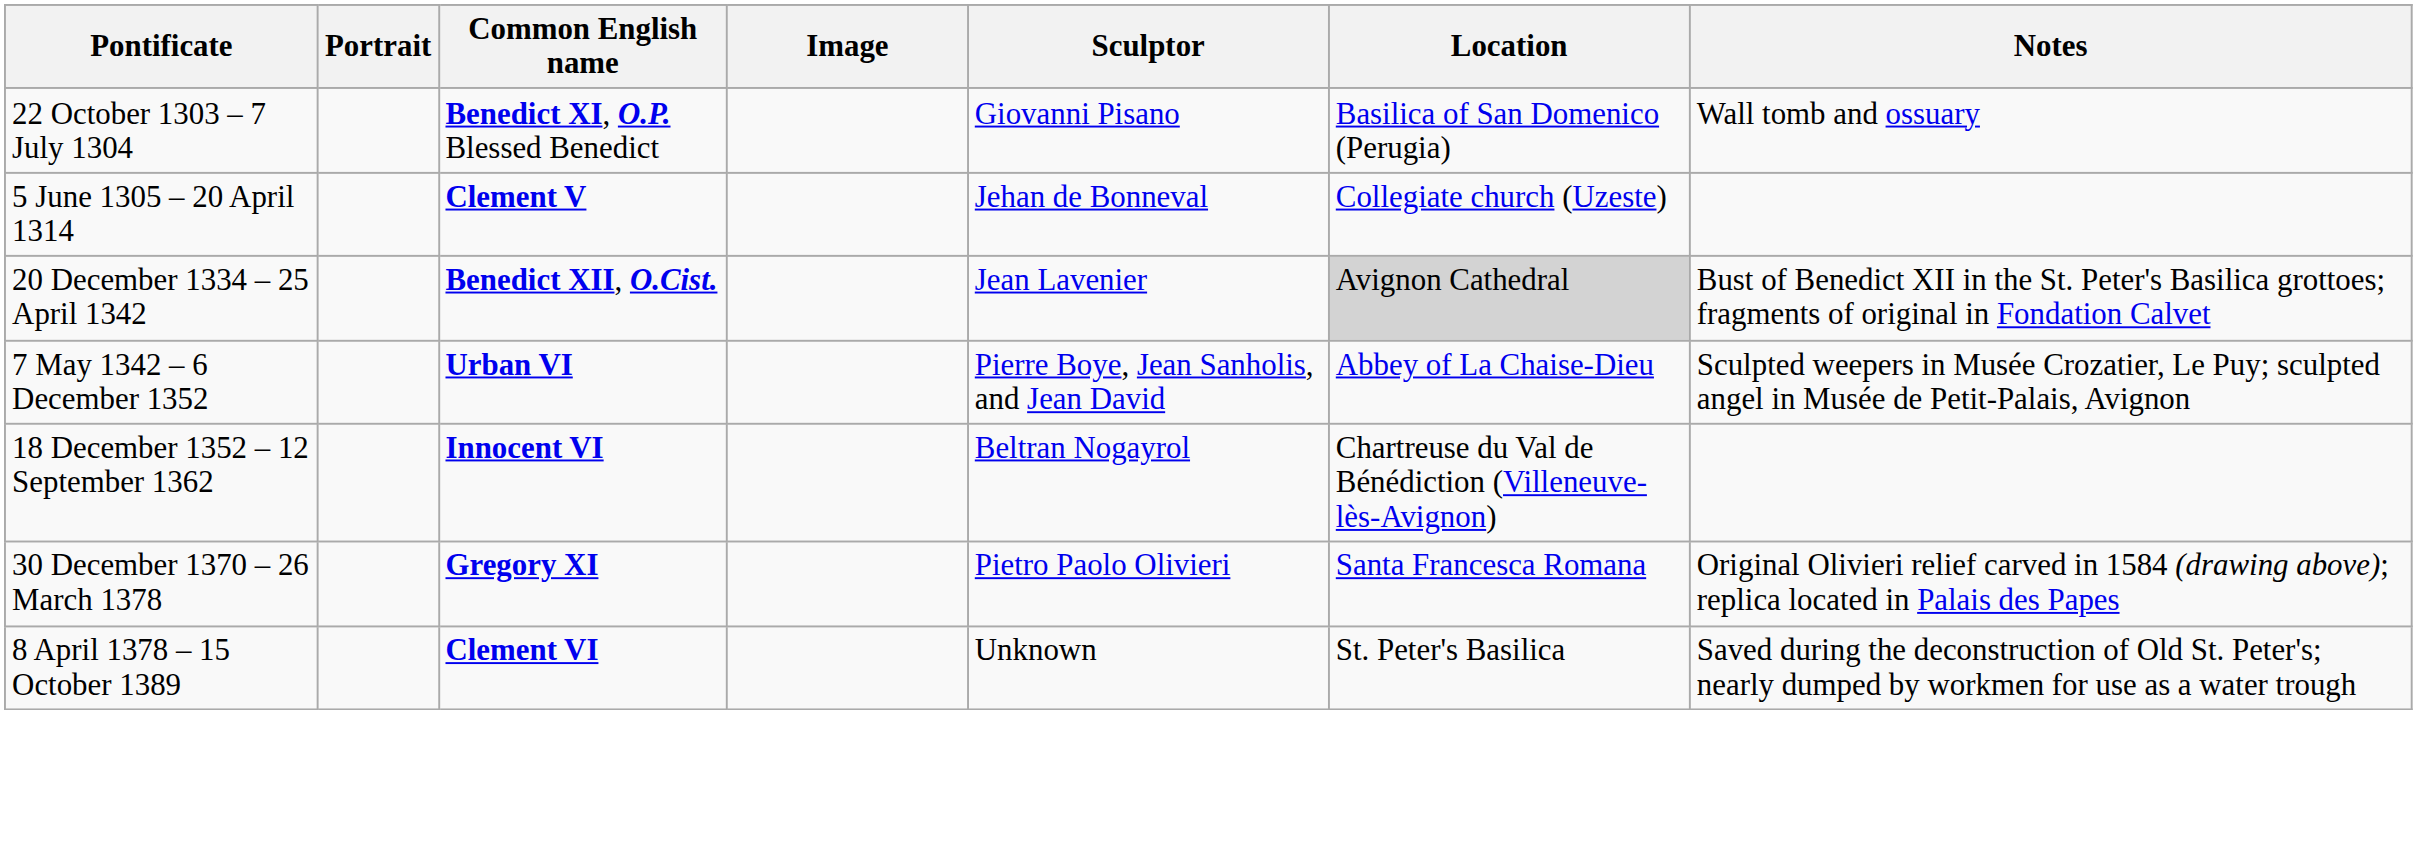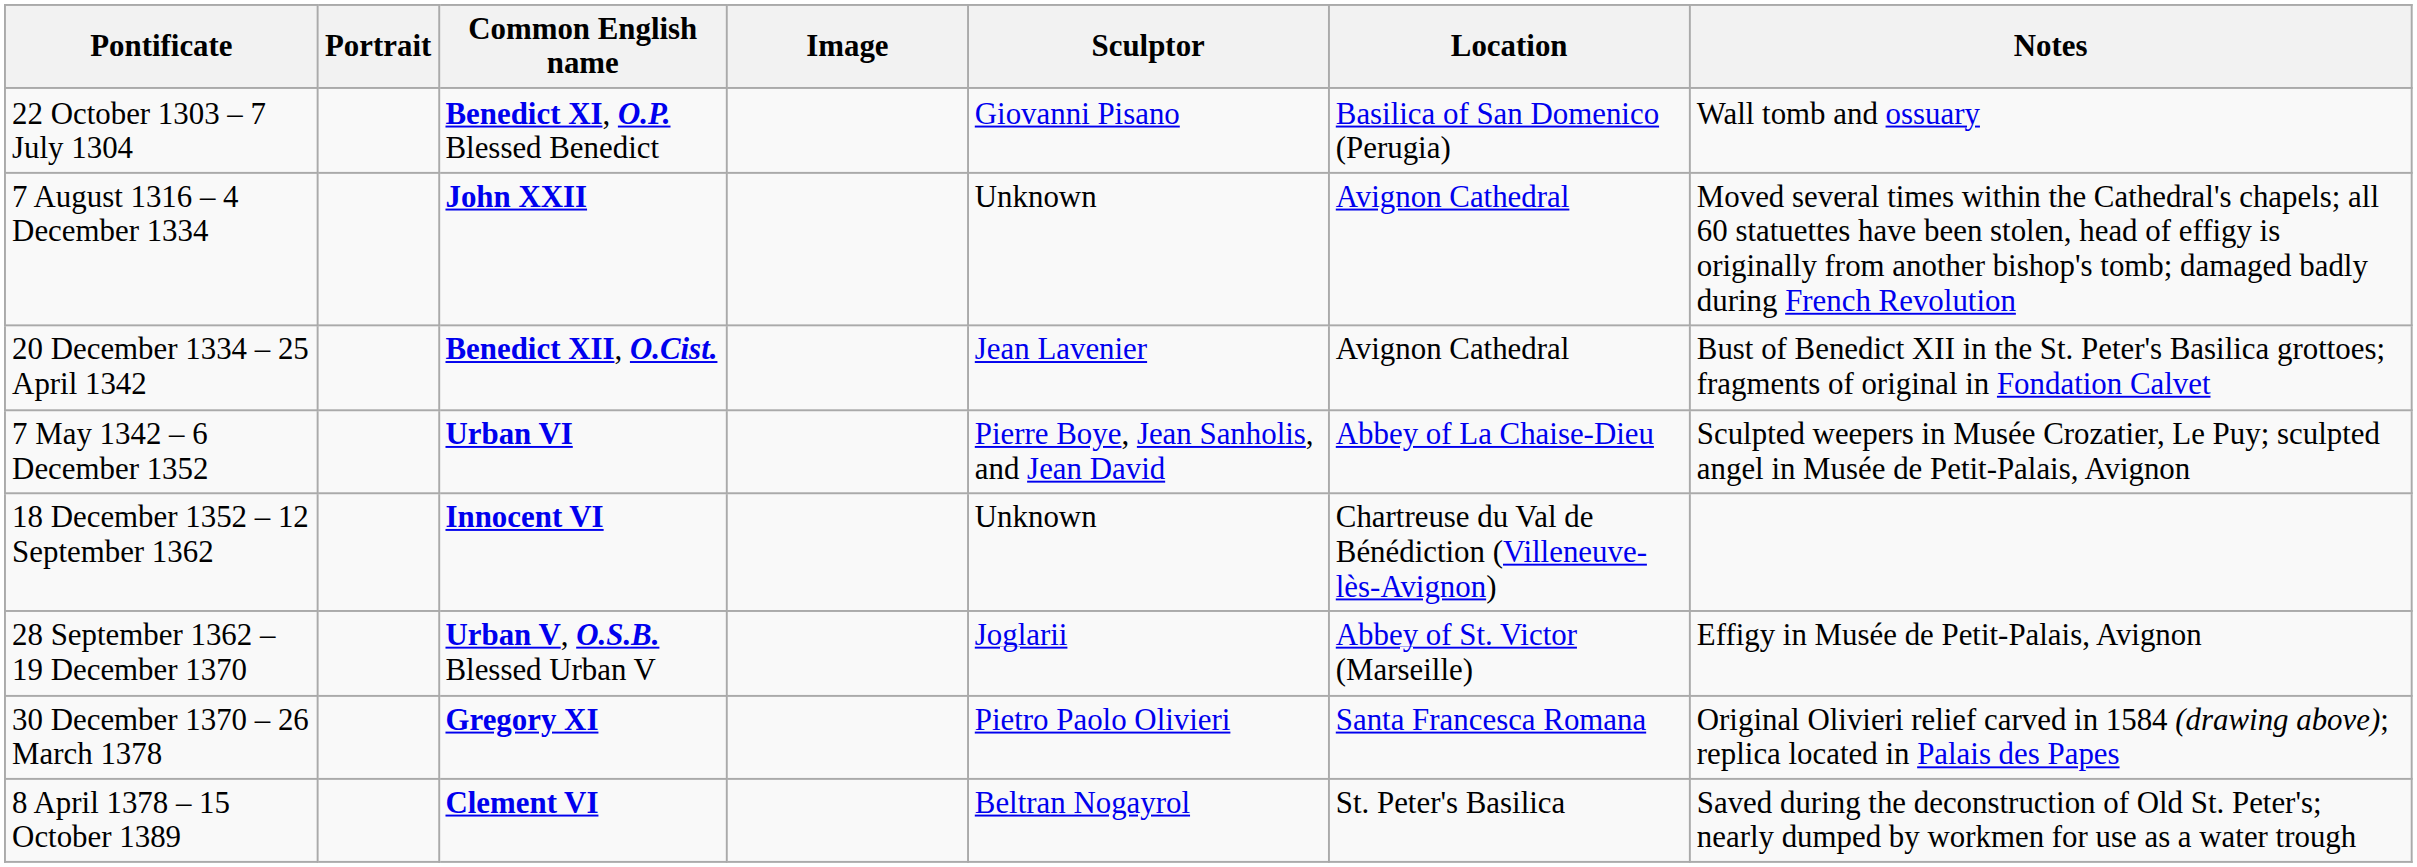- row: (153, 213)
+ row: (125, 213)
(1453, 280) lightgrey background -> (1453, 349) no background
(1082, 447) Beltran Nogayrol -> (1036, 517) Unknown
+ row: (144, 652)
(1036, 649) Unknown -> (1082, 802) Beltran Nogayrol
